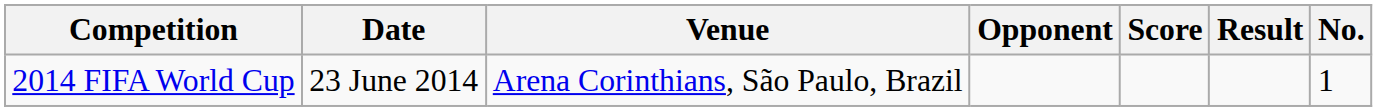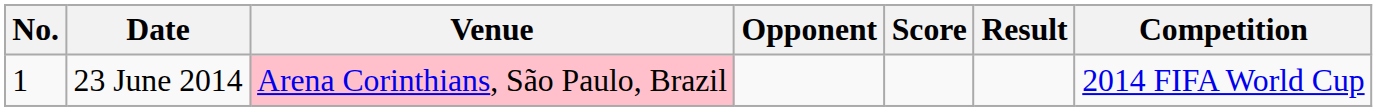columns swapped: (1341, 29) <-> (153, 29)
(728, 79) no background -> (492, 79) pink background
